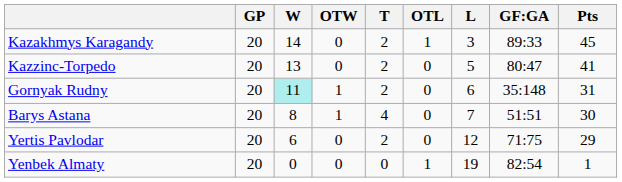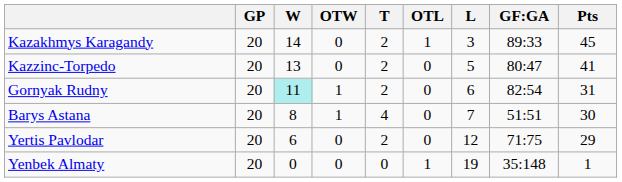(524, 90) 35:148 -> (524, 90) 82:54
(524, 164) 82:54 -> (524, 164) 35:148
